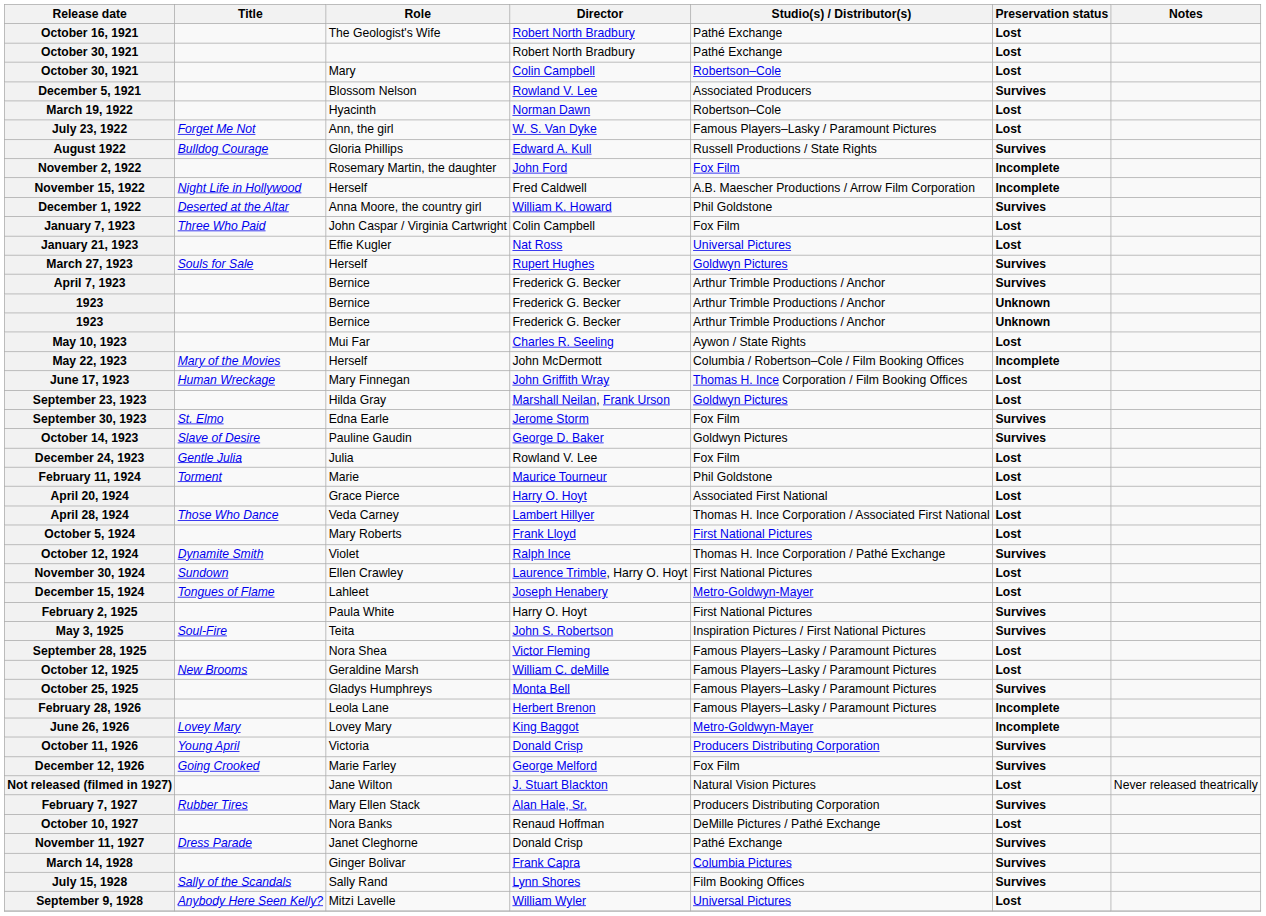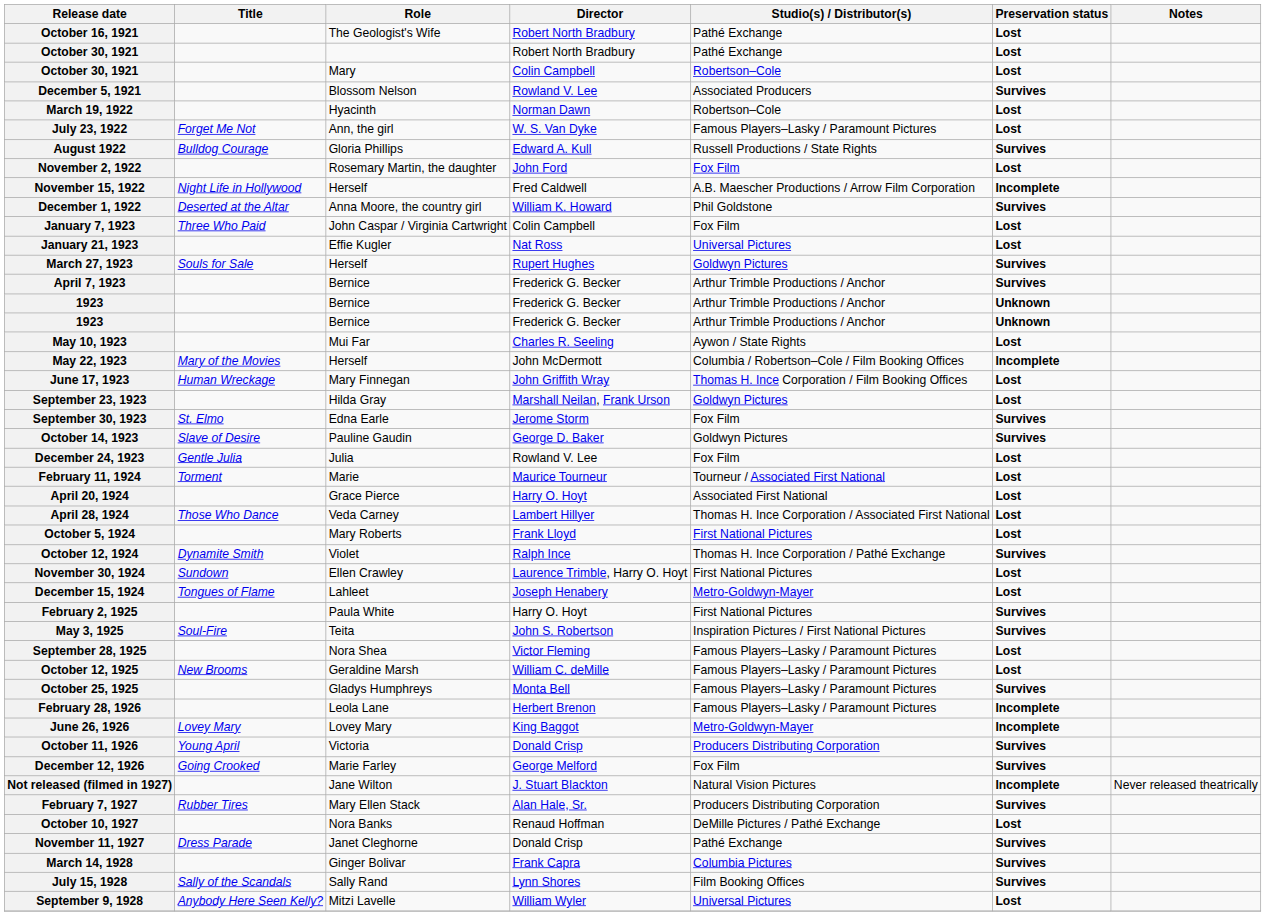(1027, 168) Incomplete -> (1008, 168) Lost
(733, 476) Phil Goldstone -> (789, 476) Tourneur / Associated First National
(1008, 785) Lost -> (1027, 785) Incomplete
